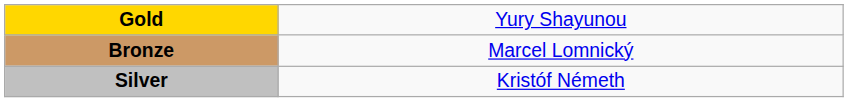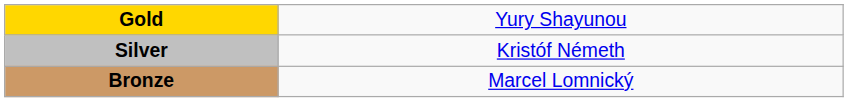rows swapped: (141, 81) <-> (141, 50)
